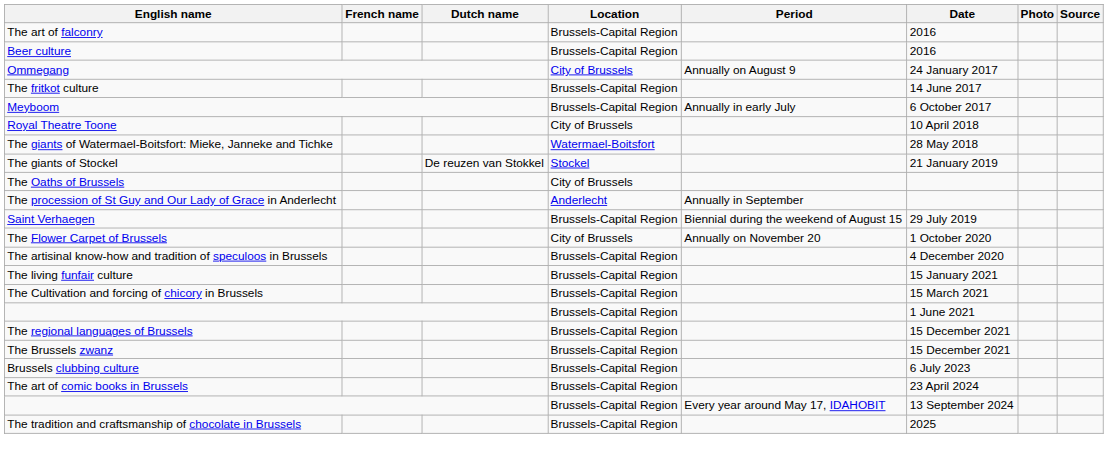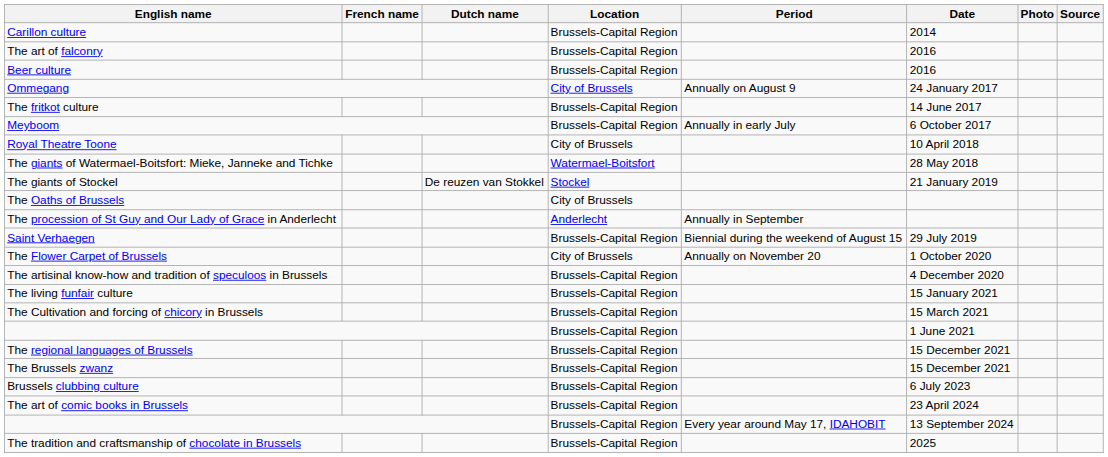+ row: (47, 32)
